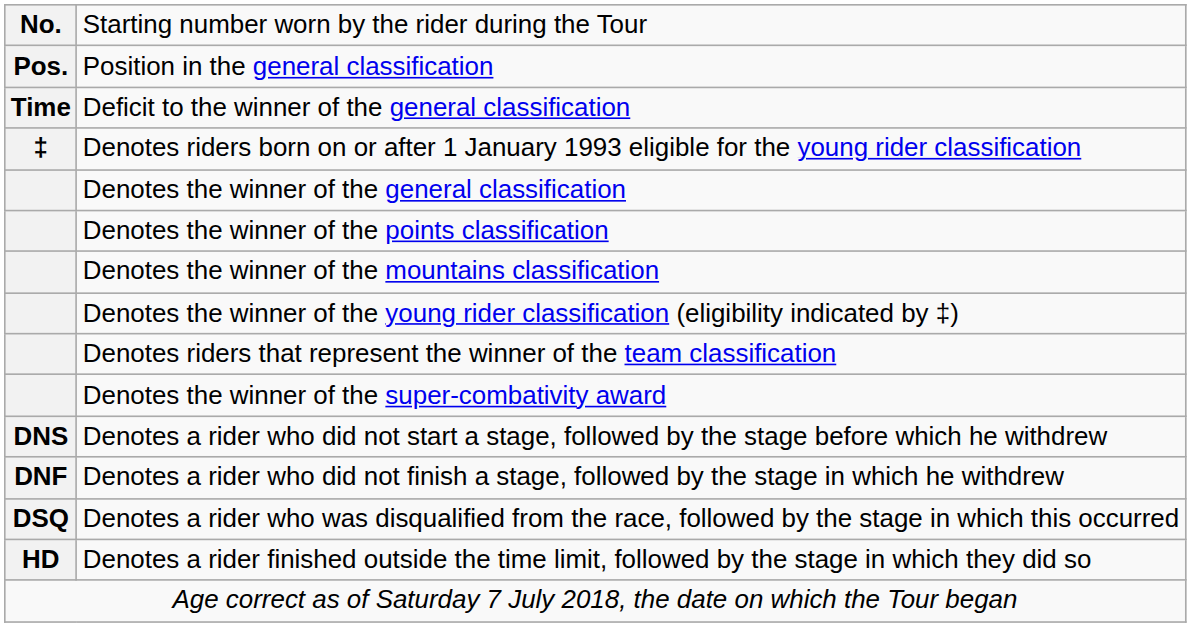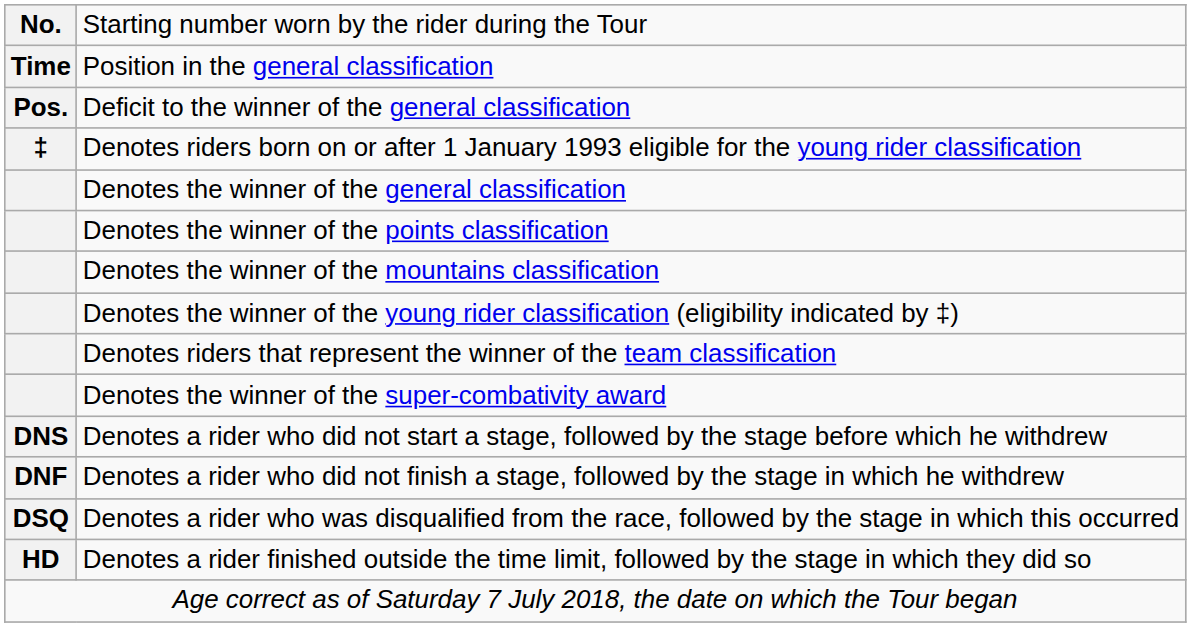(41, 66) Pos. -> (41, 66) Time
(41, 107) Time -> (41, 107) Pos.
